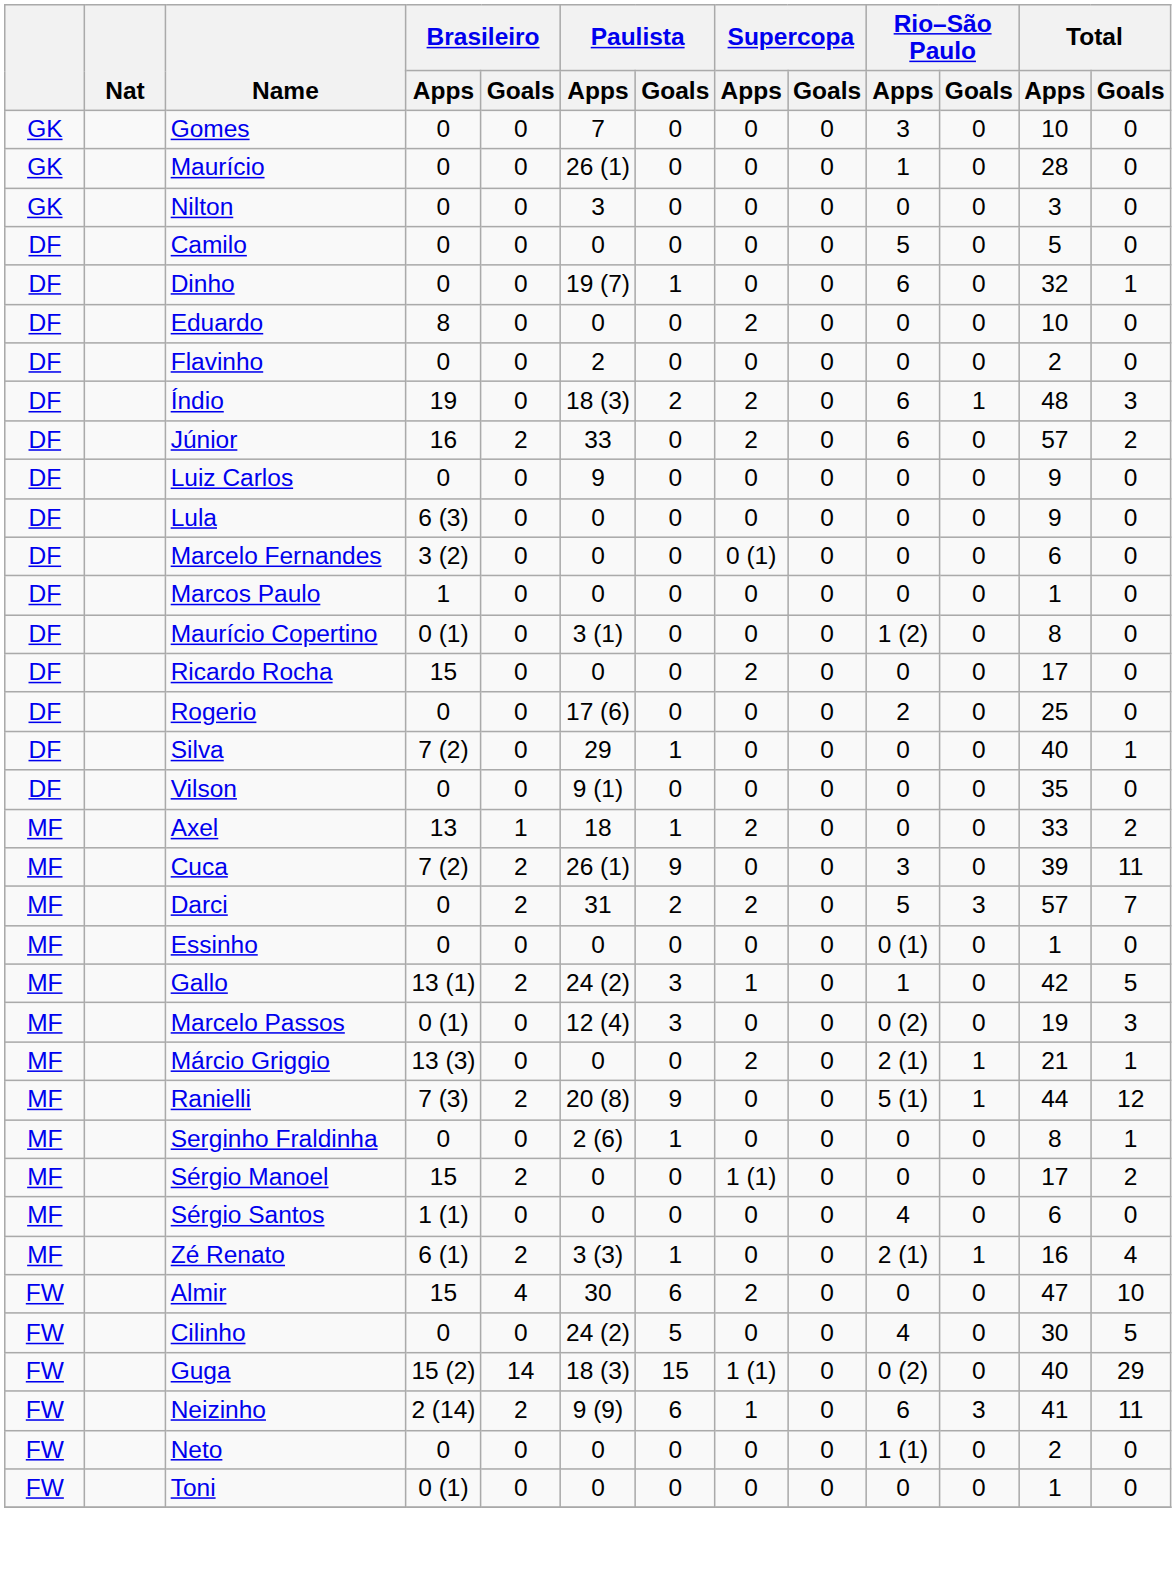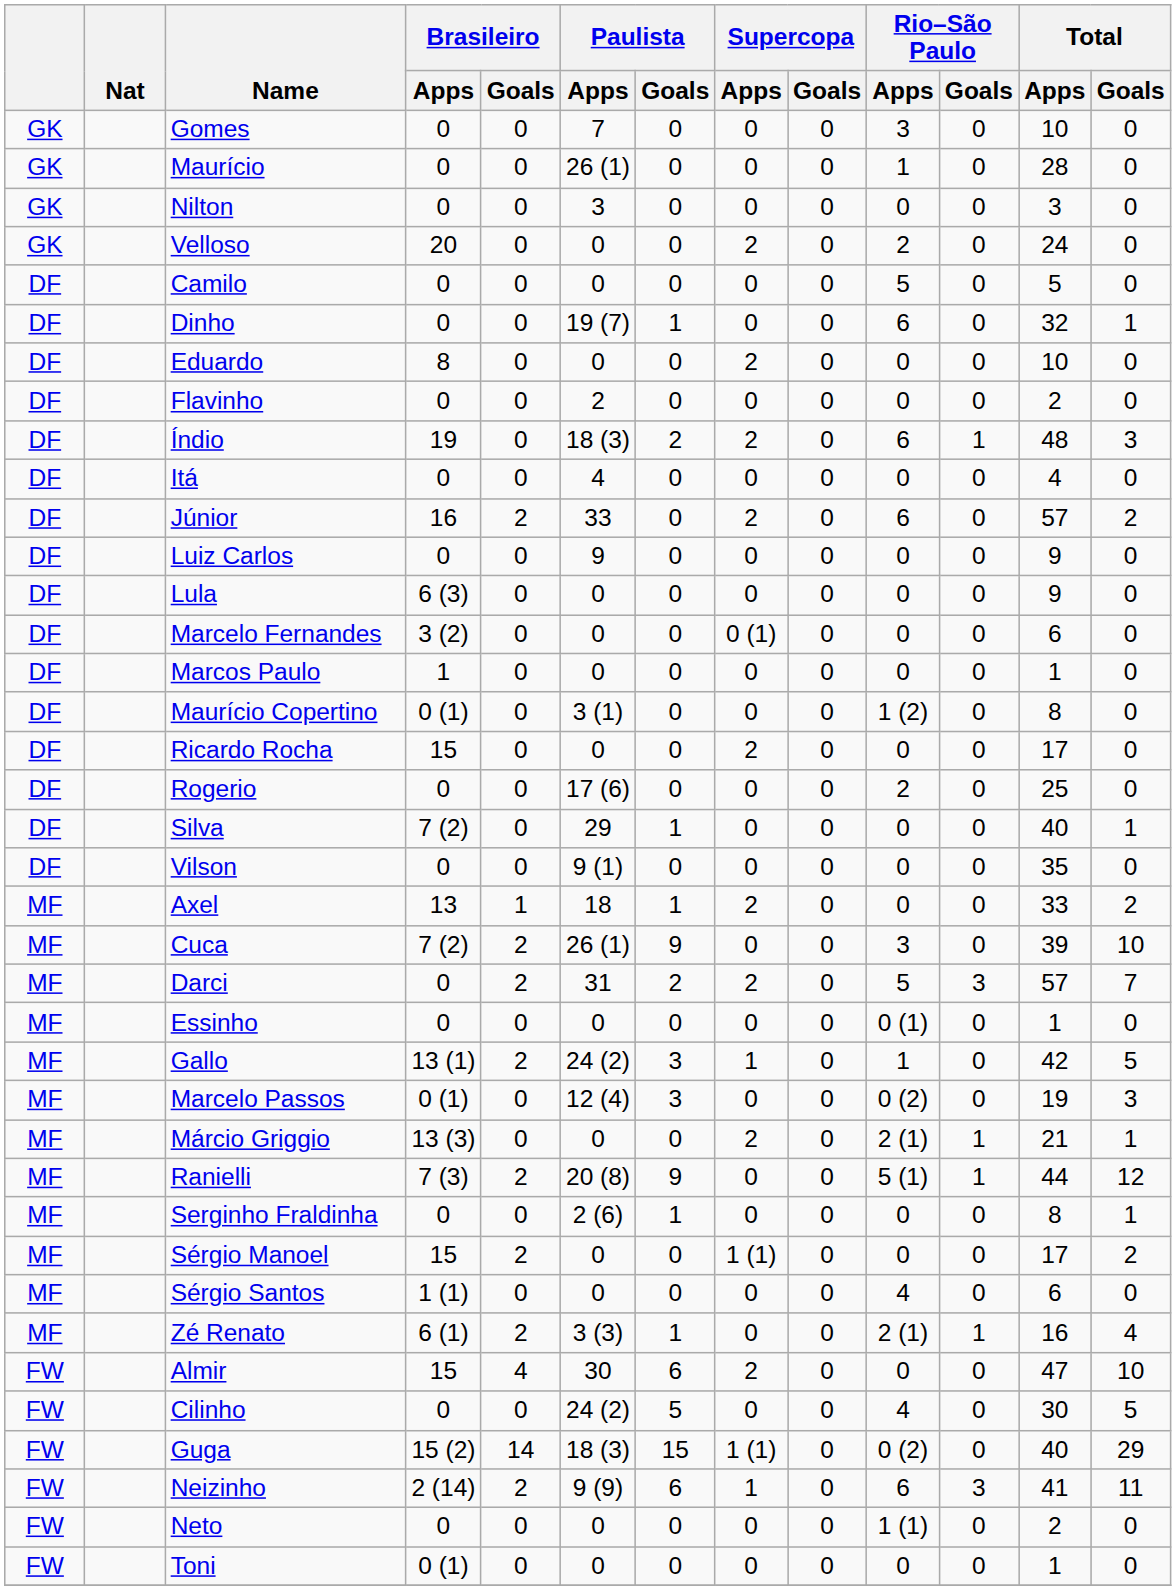+ row: (210, 245)
+ row: (184, 478)
(1131, 866) 11 -> (1131, 944) 10
